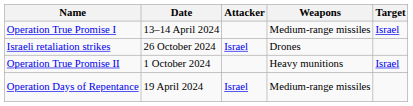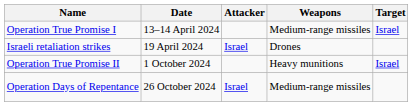(180, 47) 26 October 2024 -> (173, 47) 19 April 2024
(173, 87) 19 April 2024 -> (180, 87) 26 October 2024
